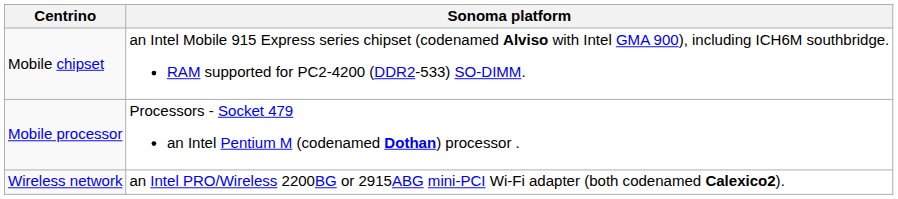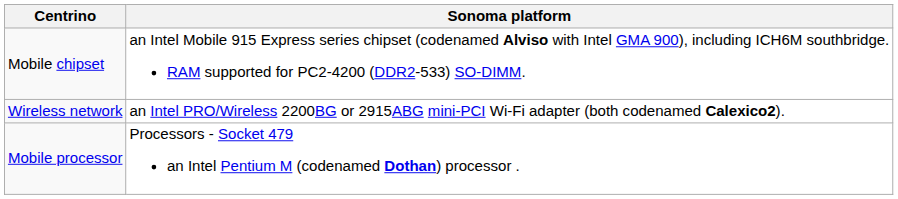rows swapped: (65, 134) <-> (65, 181)
